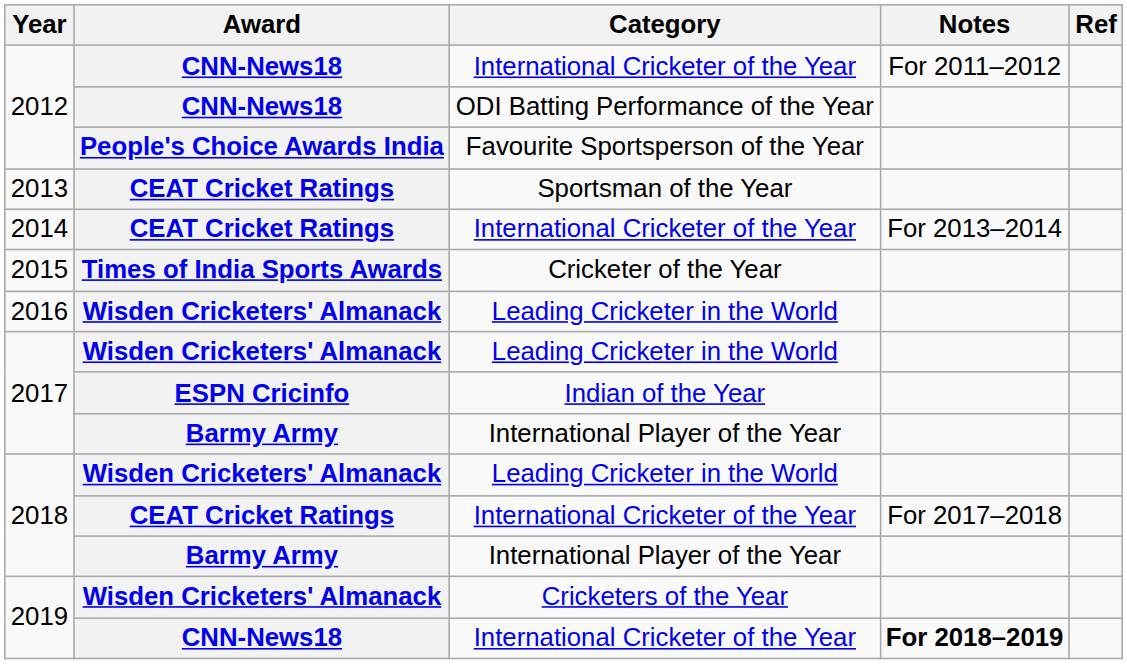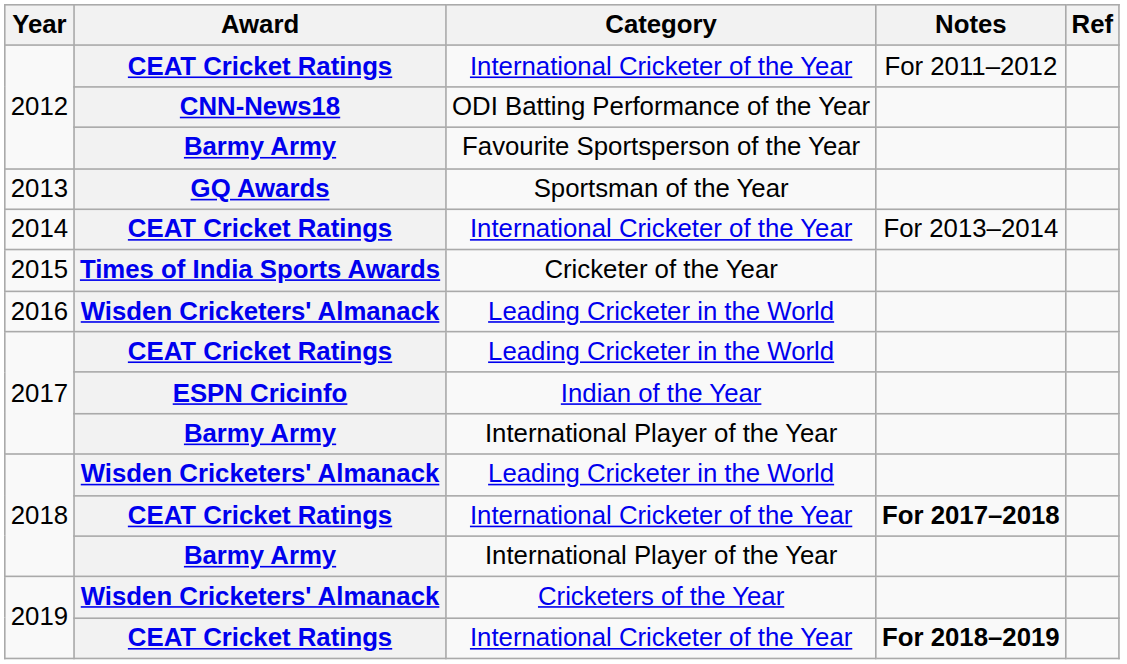(262, 65) CNN-News18 -> (260, 65) CEAT Cricket Ratings
(262, 147) People's Choice Awards India -> (260, 147) Barmy Army
(262, 188) CEAT Cricket Ratings -> (260, 188) GQ Awards
(262, 351) Wisden Cricketers' Almanack -> (260, 351) CEAT Cricket Ratings
(975, 515) normal -> (971, 515) bold
(262, 637) CNN-News18 -> (260, 637) CEAT Cricket Ratings
